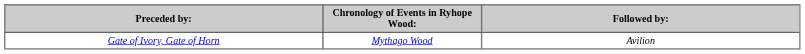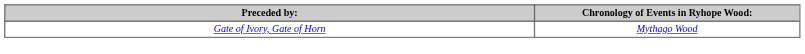- column: (641, 18)
